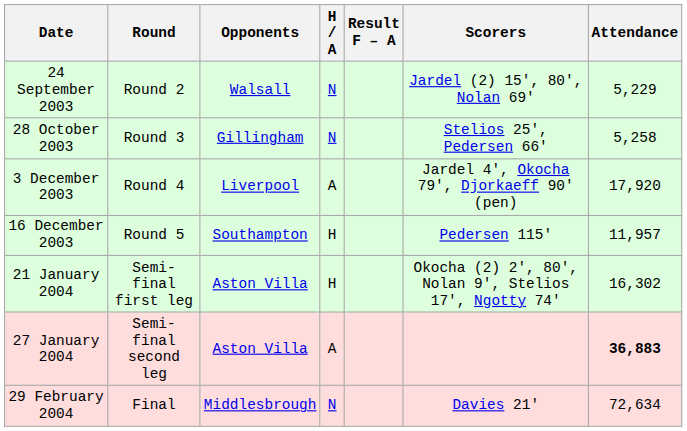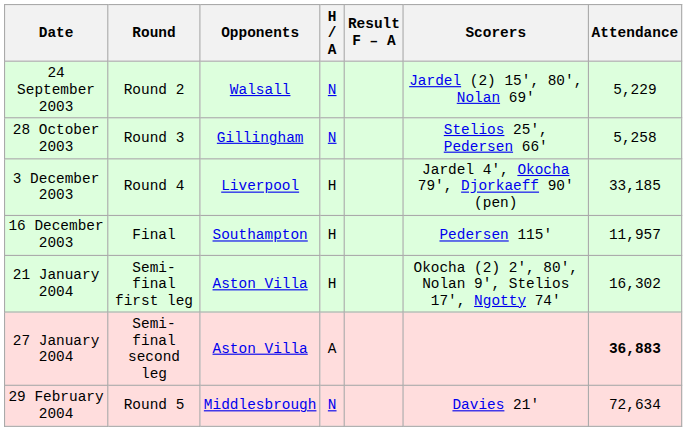(332, 187) A -> (332, 187) H
(635, 187) 17,920 -> (635, 187) 33,185
(154, 235) Round 5 -> (154, 235) Final
(154, 406) Final -> (154, 406) Round 5
